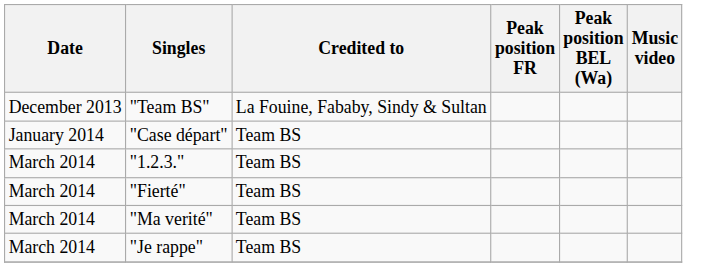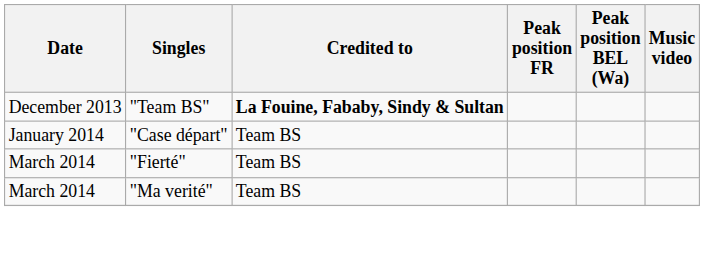(361, 106) normal -> (370, 106) bold
- row: (157, 163)
- row: (166, 247)
